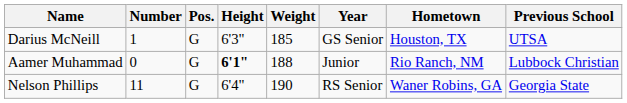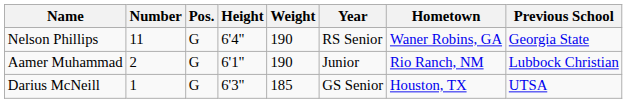rows swapped: (54, 39) <-> (53, 86)
(133, 62) 0 -> (133, 62) 2
(235, 62) bold -> (233, 62) normal
(282, 62) 188 -> (282, 62) 190
